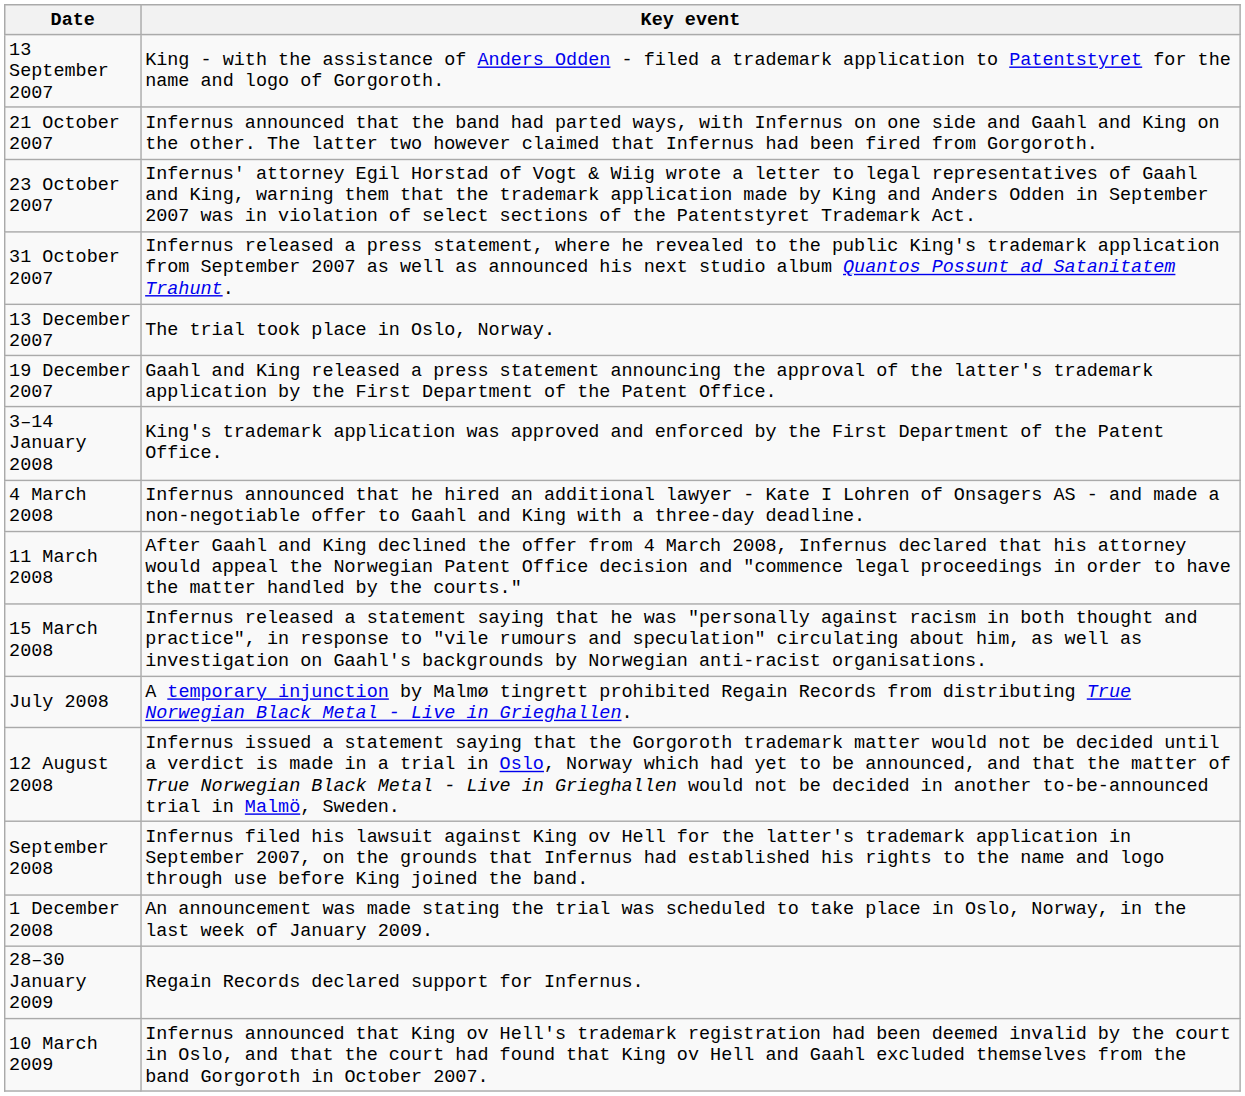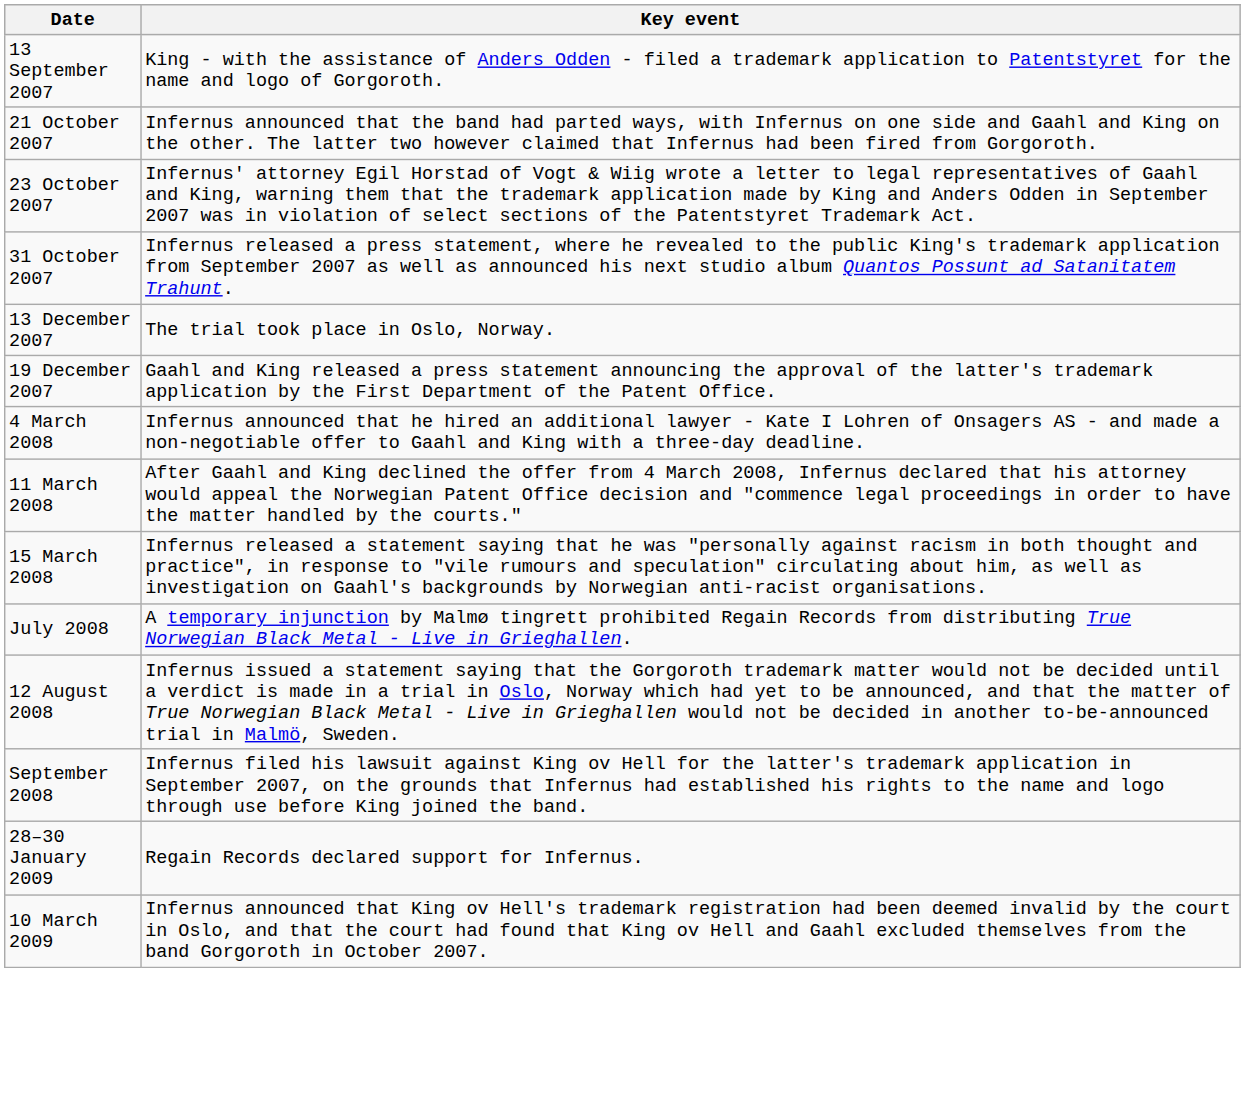- row: (48, 443)
- row: (64, 920)
